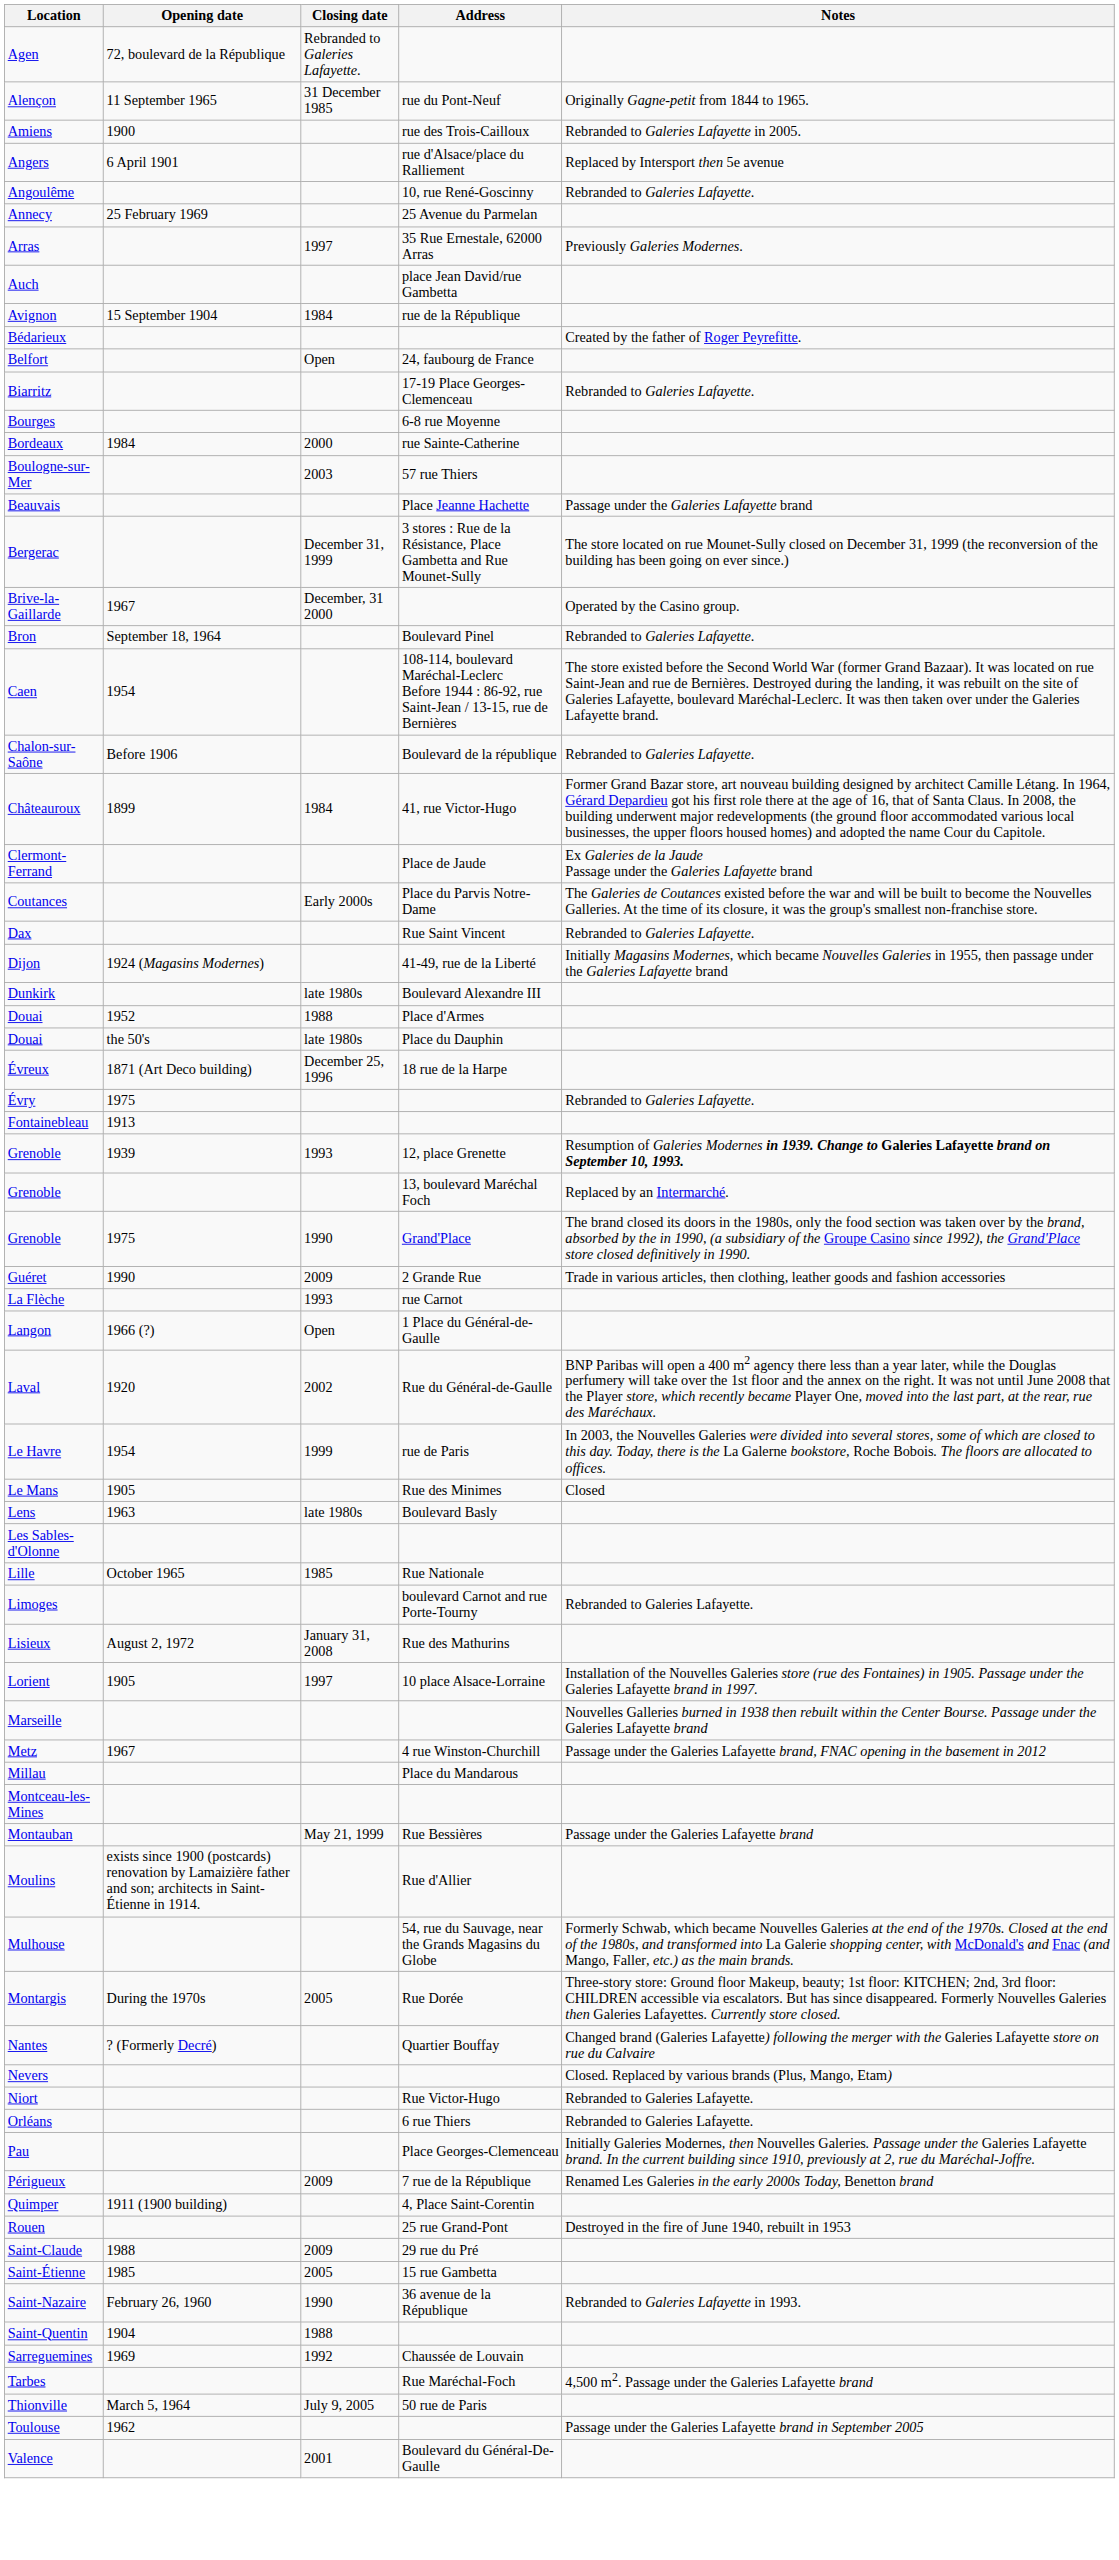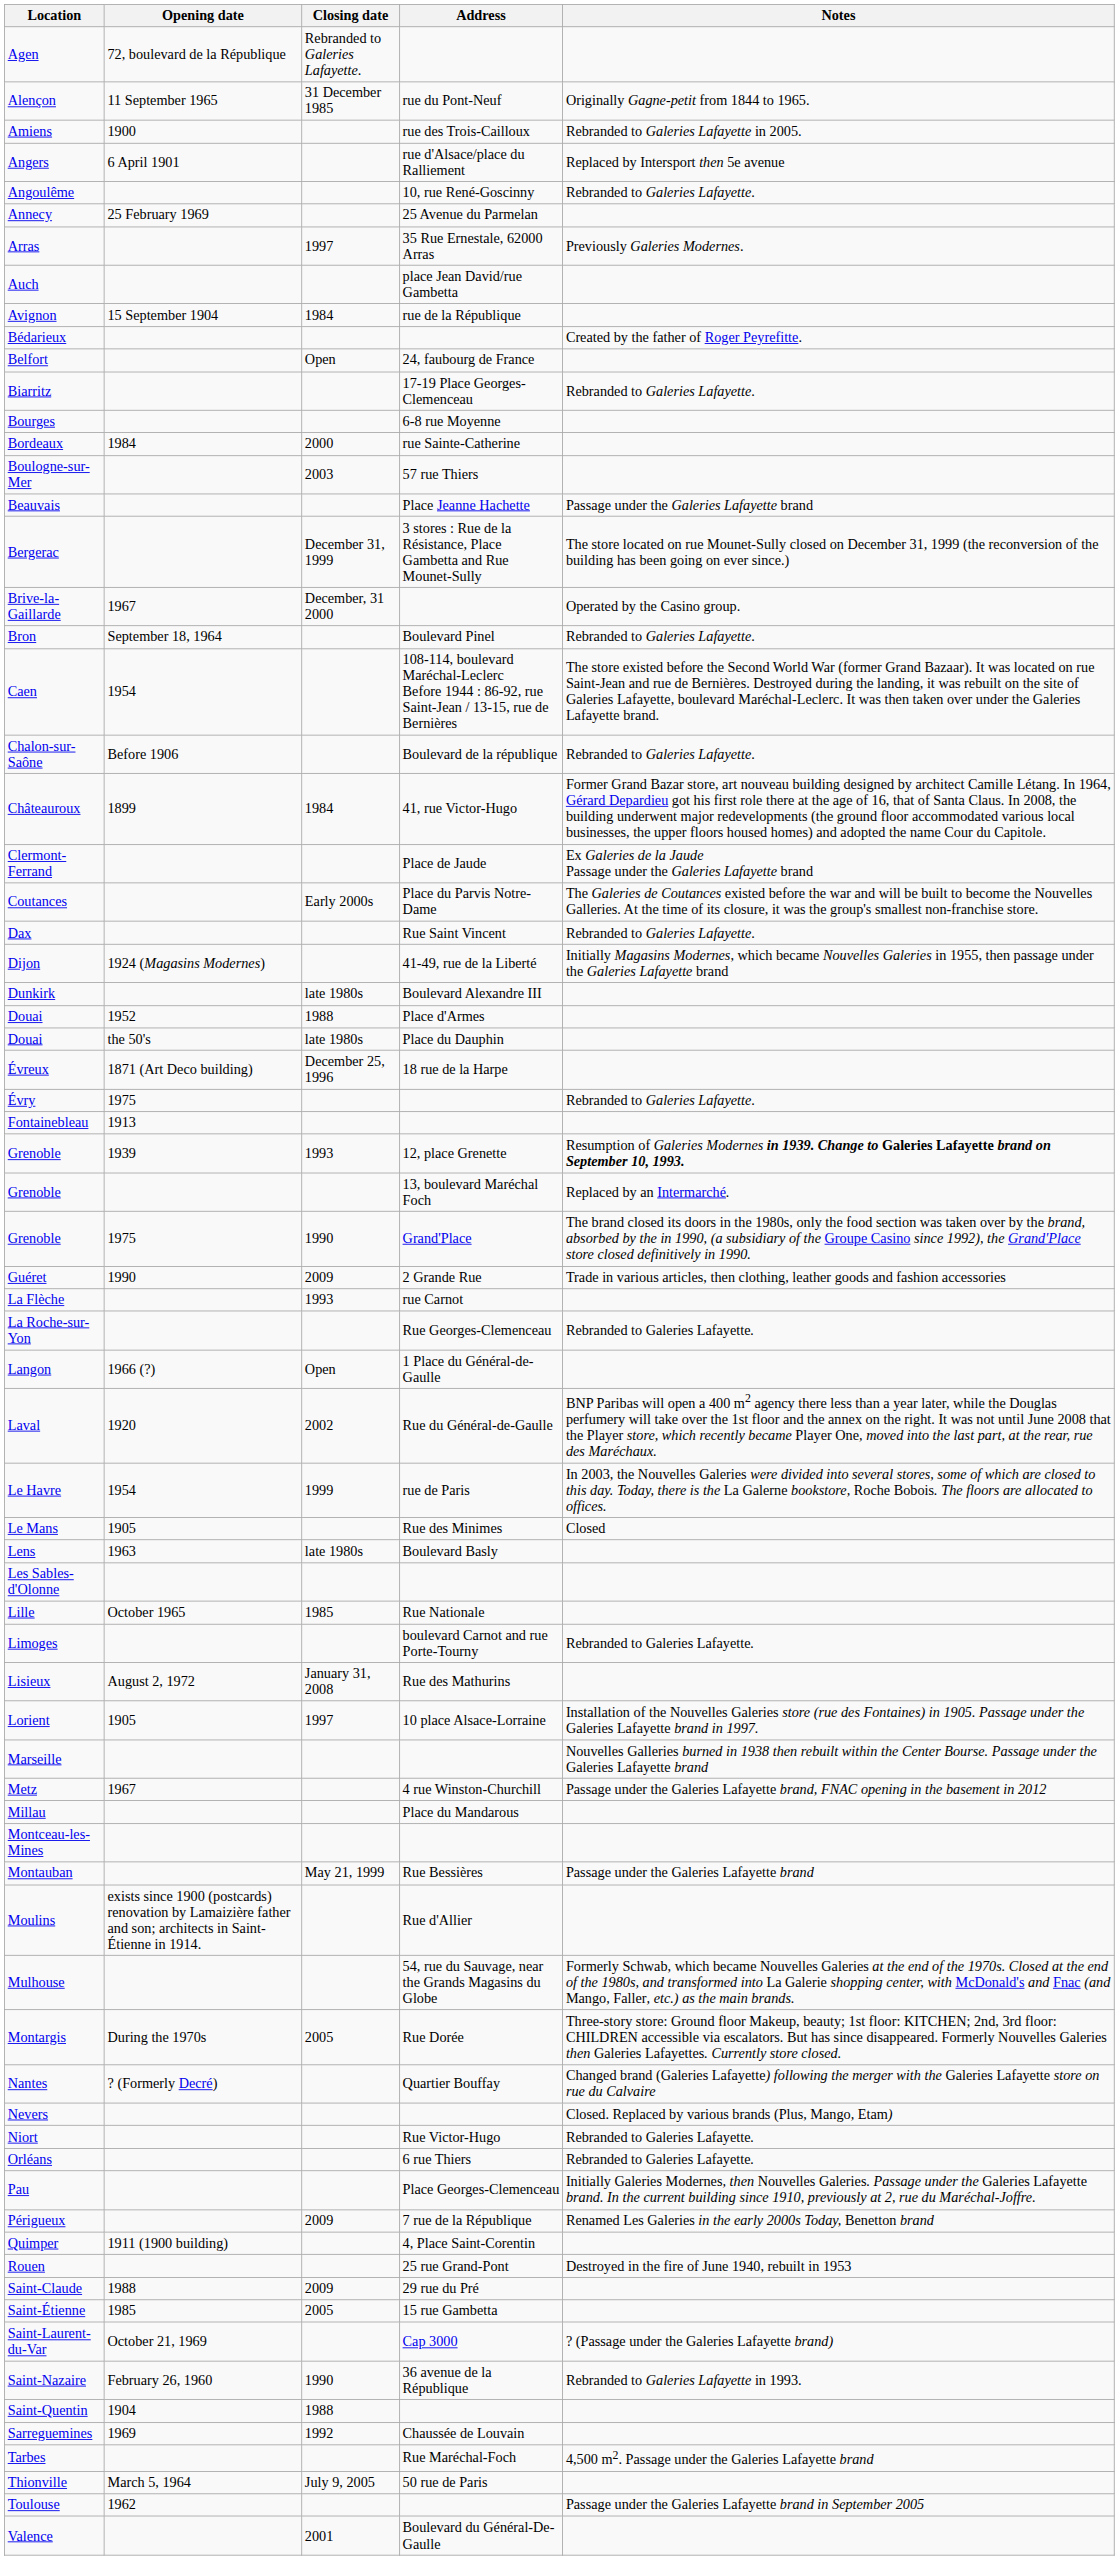+ row: (49, 1330)
+ row: (49, 2341)
